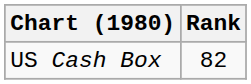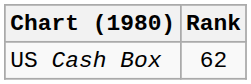(213, 61) 82 -> (213, 61) 62
